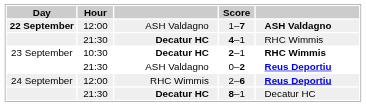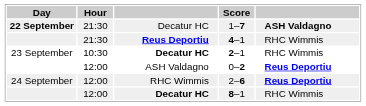(95, 26) 12:00 -> (95, 26) 21:30
(181, 26) ASH Valdagno -> (187, 26) Decatur HC
(186, 39) Decatur HC -> (179, 39) Reus Deportiu
(291, 53) bold -> (290, 53) normal
(95, 67) 21:30 -> (95, 67) 12:00
(95, 94) 21:30 -> (95, 94) 12:00
(286, 94) Decatur HC -> (290, 94) RHC Wimmis
